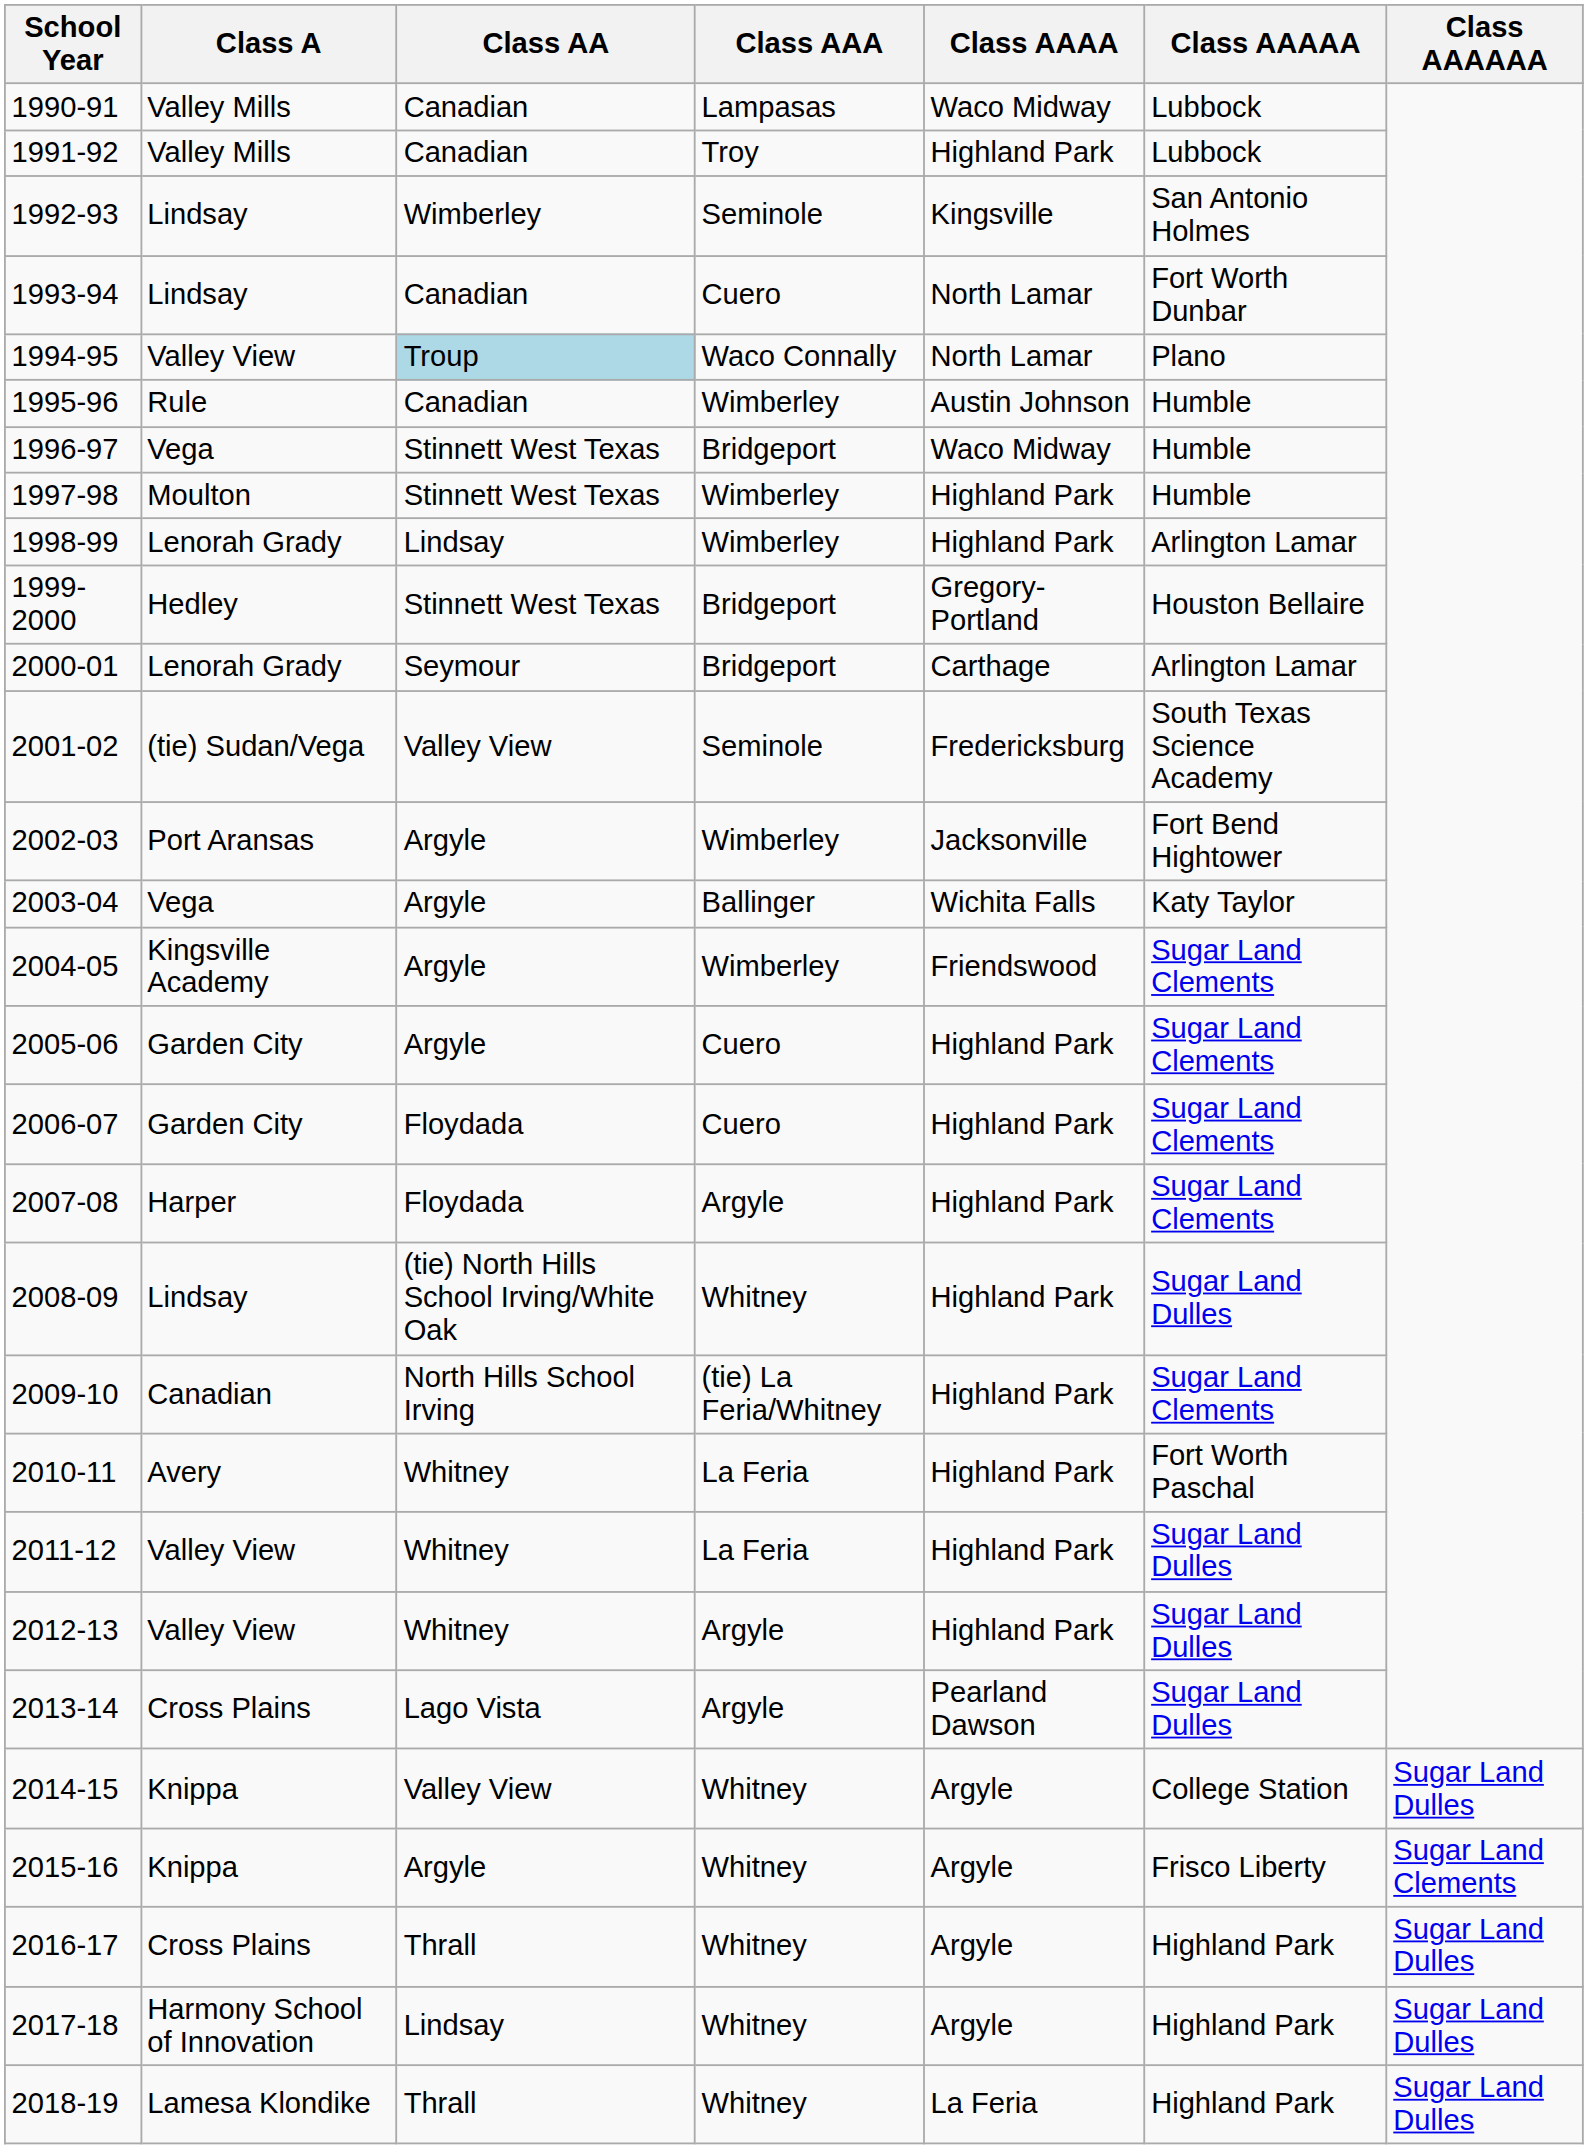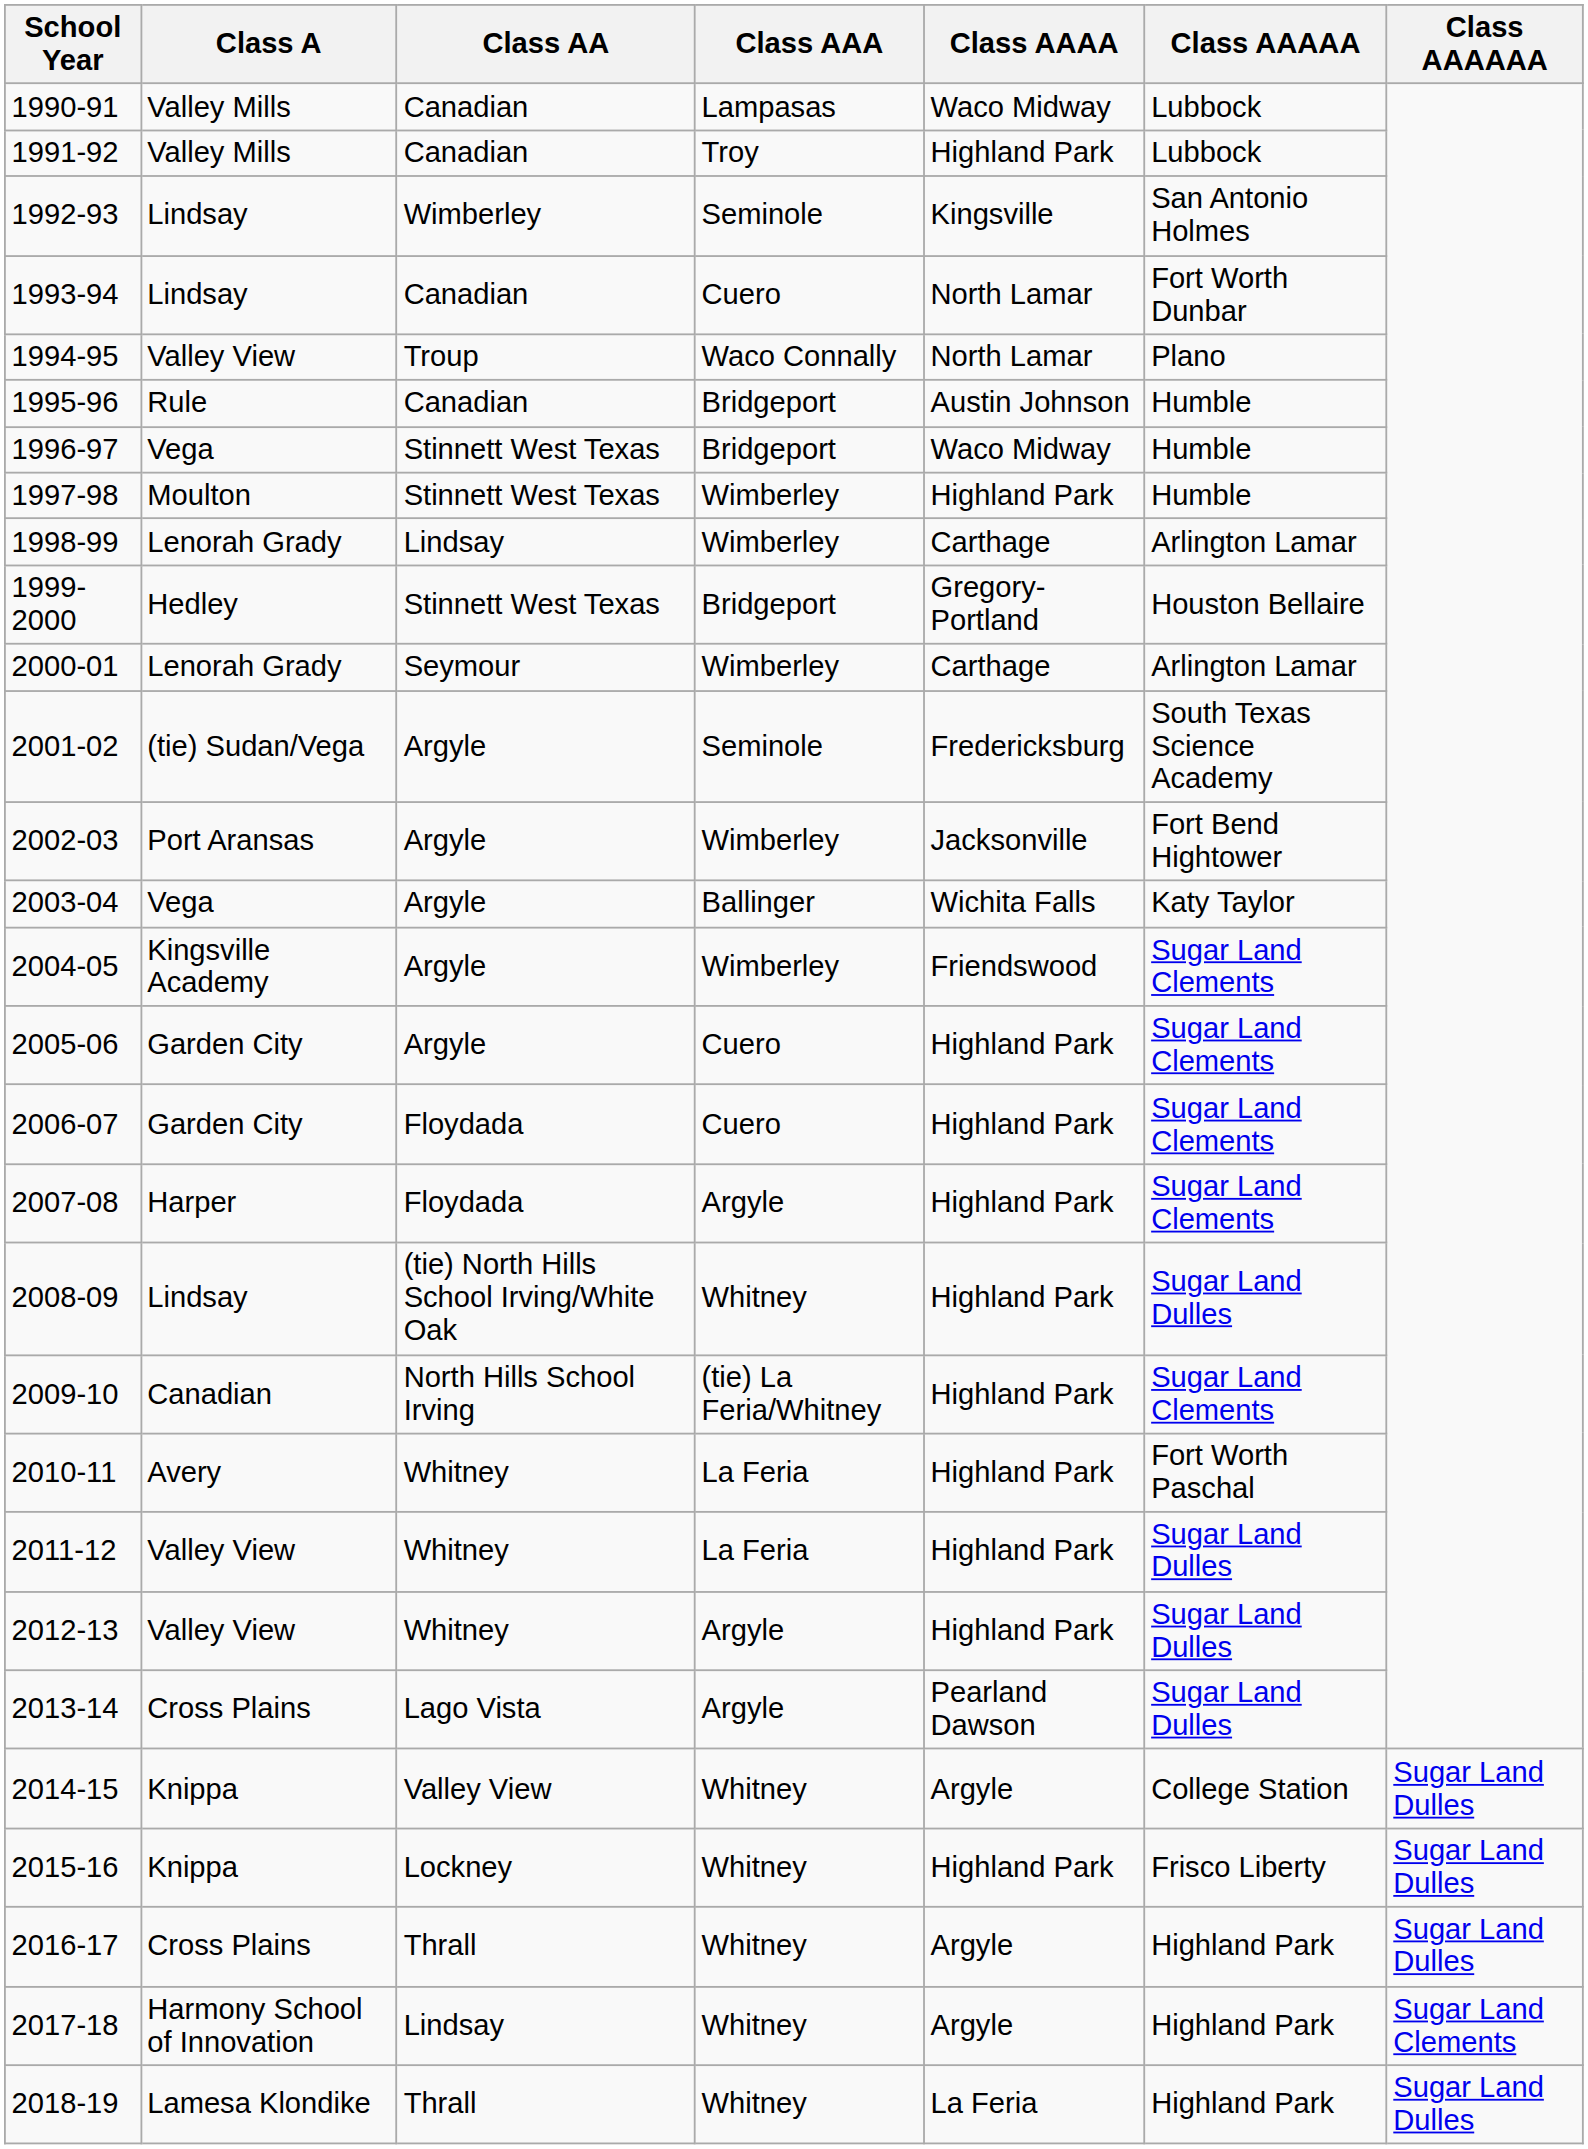(441, 356) lightblue background -> (441, 356) no background
(770, 402) Wimberley -> (769, 402) Bridgeport
(1022, 541) Highland Park -> (990, 541) Carthage
(769, 666) Bridgeport -> (770, 666) Wimberley
(478, 745) Valley View -> (445, 745) Argyle
(445, 1867) Argyle -> (458, 1867) Lockney
(972, 1867) Argyle -> (1022, 1867) Highland Park
(1469, 1867) Sugar Land Clements -> (1469, 1867) Sugar Land Dulles
(1469, 2025) Sugar Land Dulles -> (1469, 2025) Sugar Land Clements
